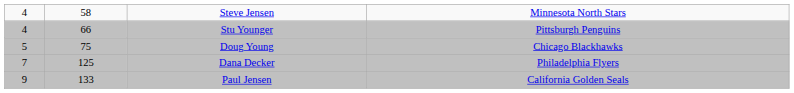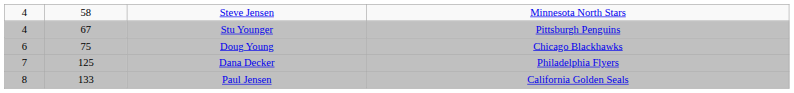(86, 29) 66 -> (86, 29) 67
(24, 46) 5 -> (24, 46) 6
(24, 79) 9 -> (24, 79) 8
